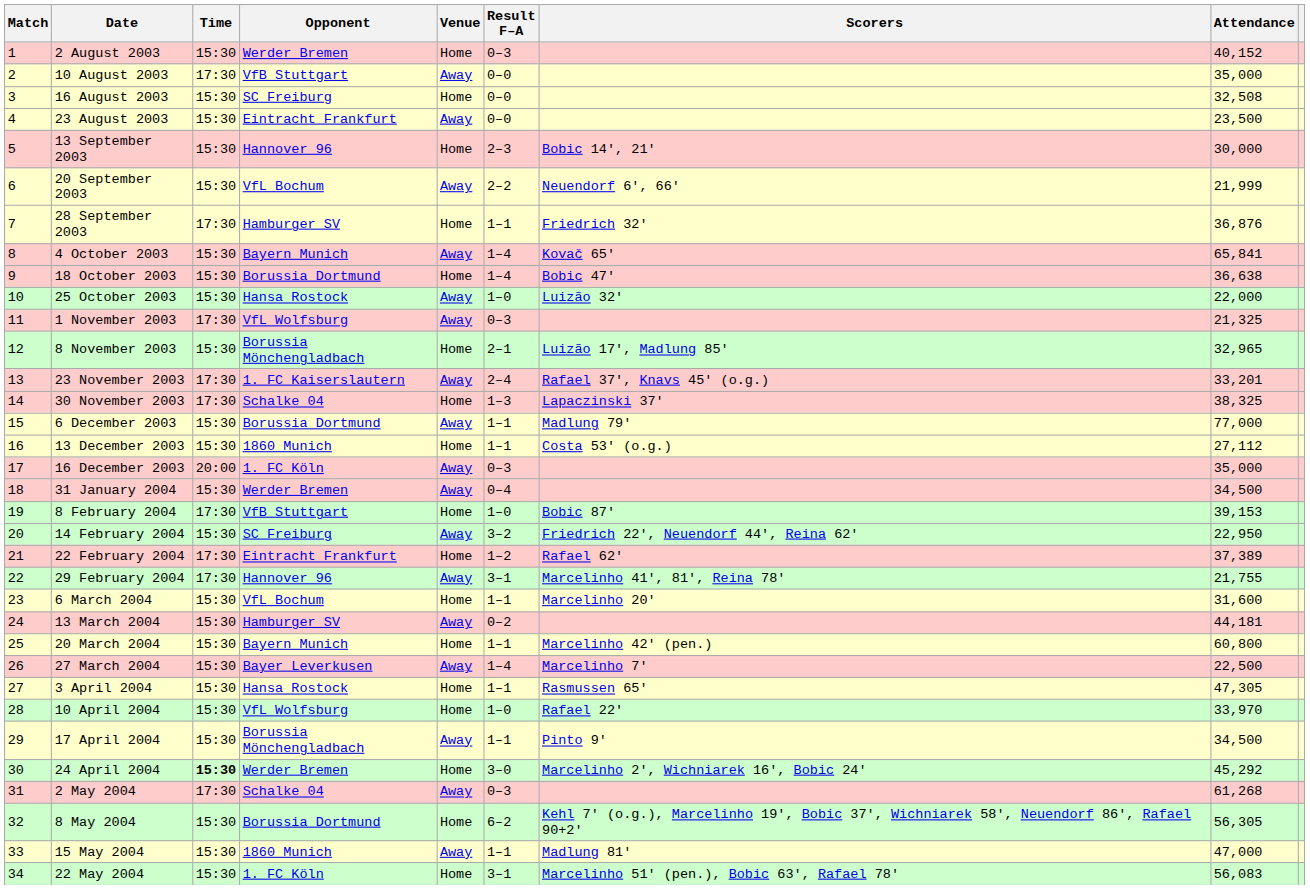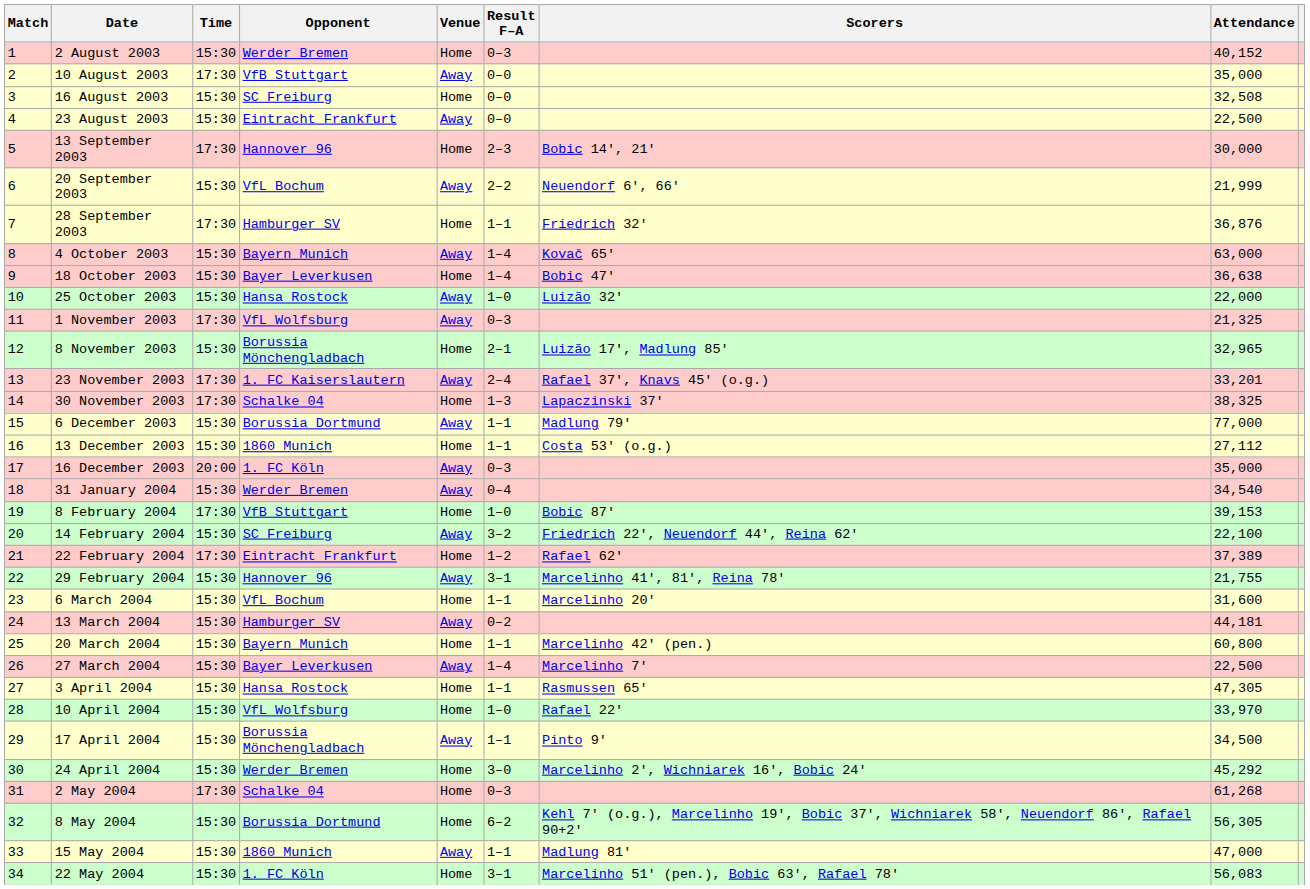(1238, 119) 23,500 -> (1238, 119) 22,500
(216, 149) 15:30 -> (216, 149) 17:30
(1238, 254) 65,841 -> (1238, 254) 63,000
(312, 276) Borussia Dortmund -> (308, 276) Bayer Leverkusen
(1238, 490) 34,500 -> (1238, 490) 34,540
(1238, 534) 22,950 -> (1238, 534) 22,100
(216, 578) 17:30 -> (216, 578) 15:30
(216, 770) bold -> (216, 770) normal
(456, 792) Away -> (456, 792) Home
